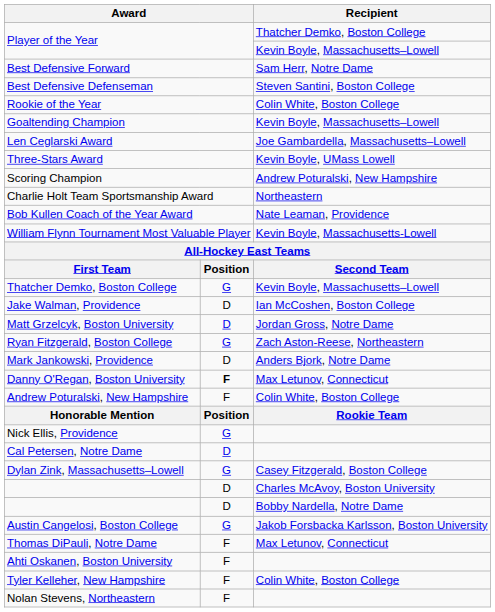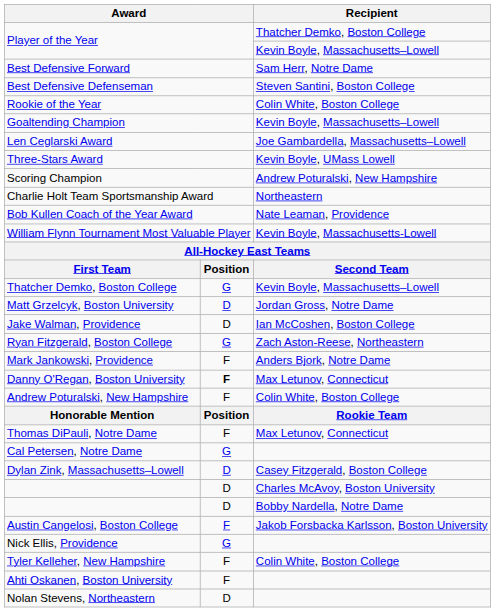rows swapped: (90, 324) <-> (74, 305)
(227, 360) D -> (227, 360) F
rows swapped: (62, 433) <-> (82, 543)
(227, 452) D -> (227, 452) G
(227, 470) G -> (227, 470) D
(227, 525) G -> (227, 525) F
rows swapped: (86, 580) <-> (90, 561)
(227, 598) F -> (227, 598) D
